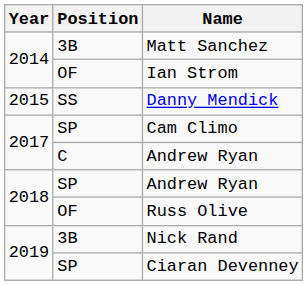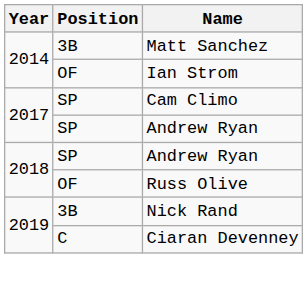- row: (29, 101)
(62, 156) C -> (67, 129) SP
(67, 266) SP -> (62, 239) C
